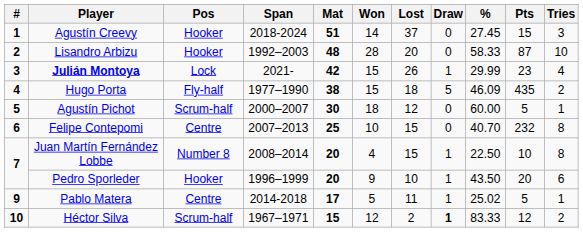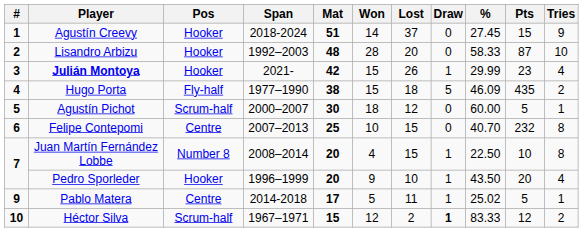(561, 33) 3 -> (561, 33) 9
(203, 71) Lock -> (203, 71) Hooker
(561, 179) 6 -> (561, 179) 4
